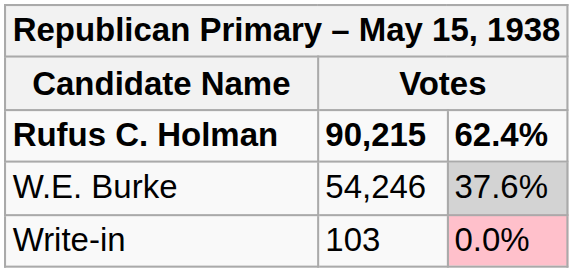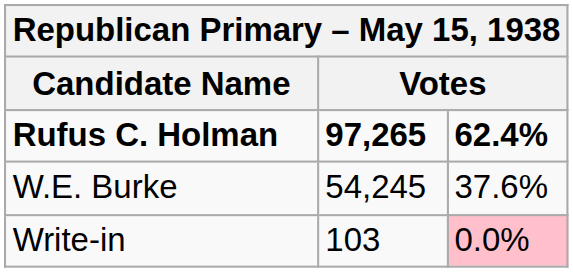(376, 135) 90,215 -> (376, 135) 97,265
(376, 187) 54,246 -> (376, 187) 54,245
(501, 187) lightgrey background -> (501, 187) no background
